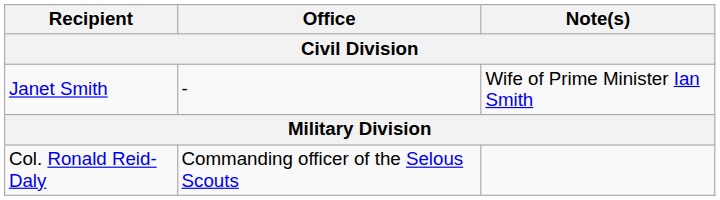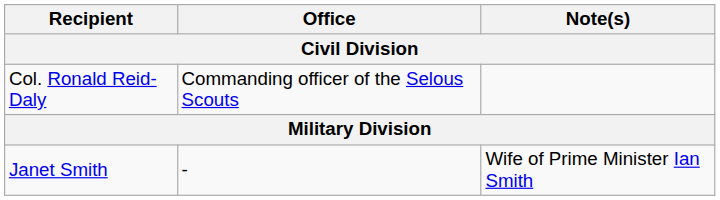rows swapped: (58, 89) <-> (83, 169)
